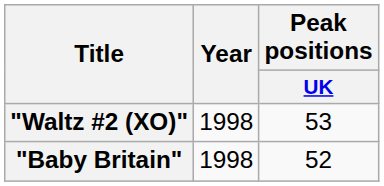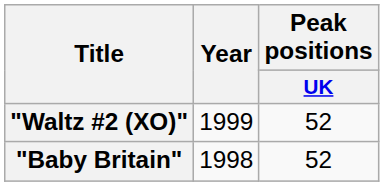(226, 122) 1998 -> (226, 122) 1999
(318, 122) 53 -> (318, 122) 52
